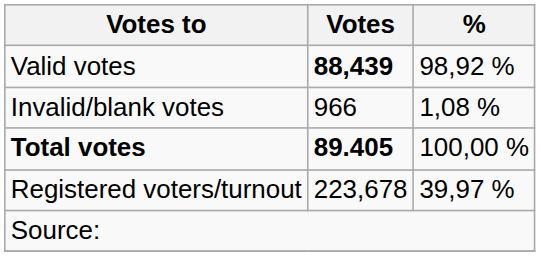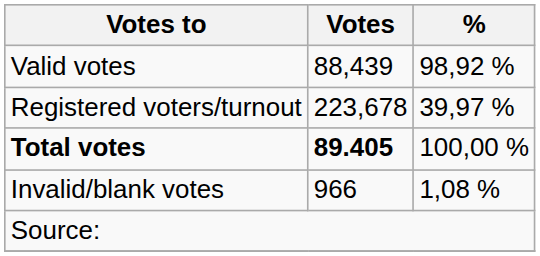(353, 66) bold -> (353, 66) normal
rows swapped: (117, 107) <-> (156, 189)
